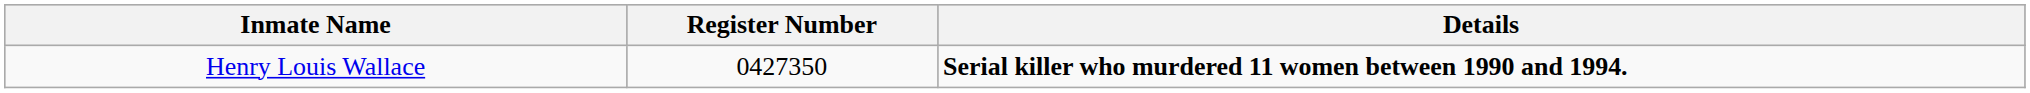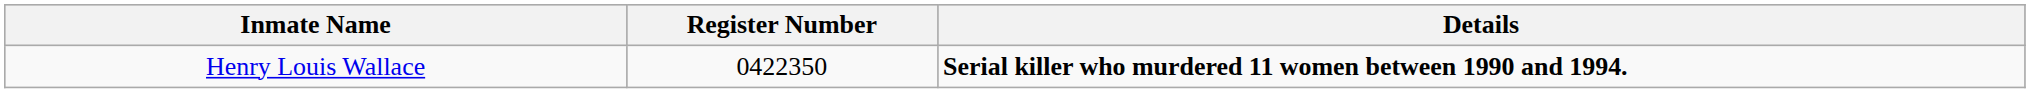(782, 66) 0427350 -> (782, 66) 0422350
